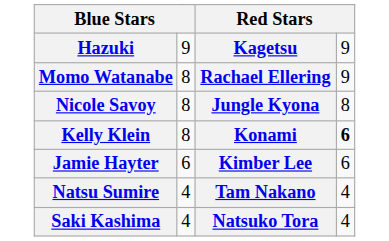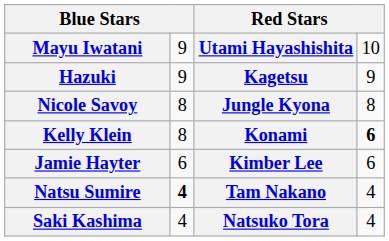+ row: (87, 47)
- row: (106, 76)
(186, 192) normal -> (182, 192) bold
